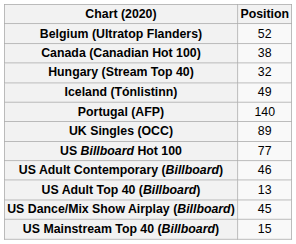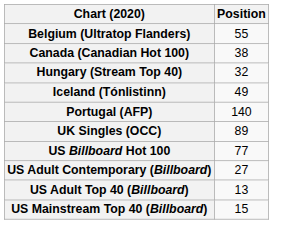(265, 33) 52 -> (241, 33) 55
(265, 170) 46 -> (241, 170) 27
- row: (121, 209)
